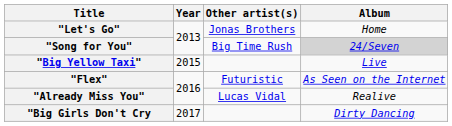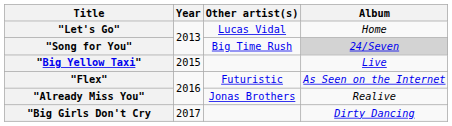(252, 30) Jonas Brothers -> (252, 30) Lucas Vidal
(252, 96) Lucas Vidal -> (252, 96) Jonas Brothers
